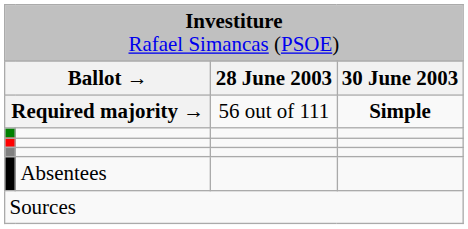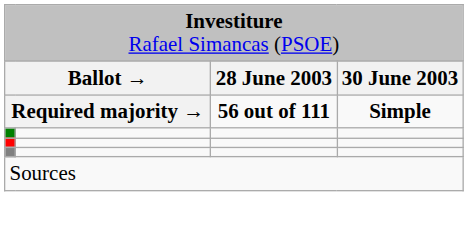(274, 111) normal -> (274, 111) bold
- row: (10, 174)
